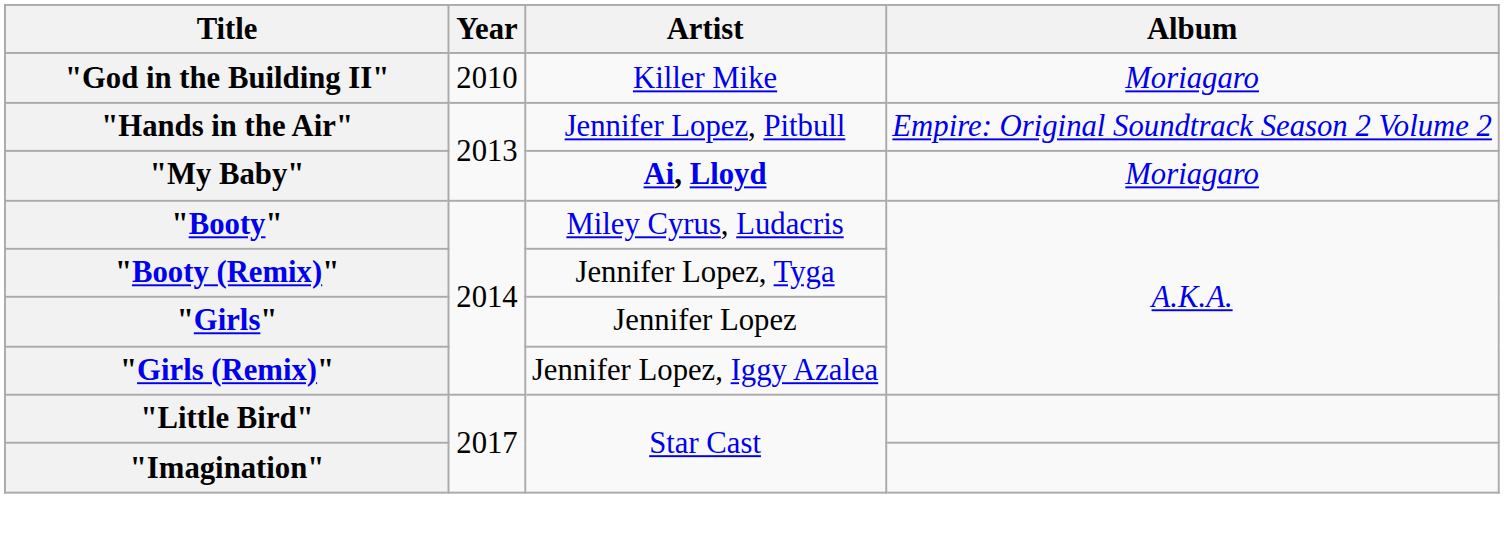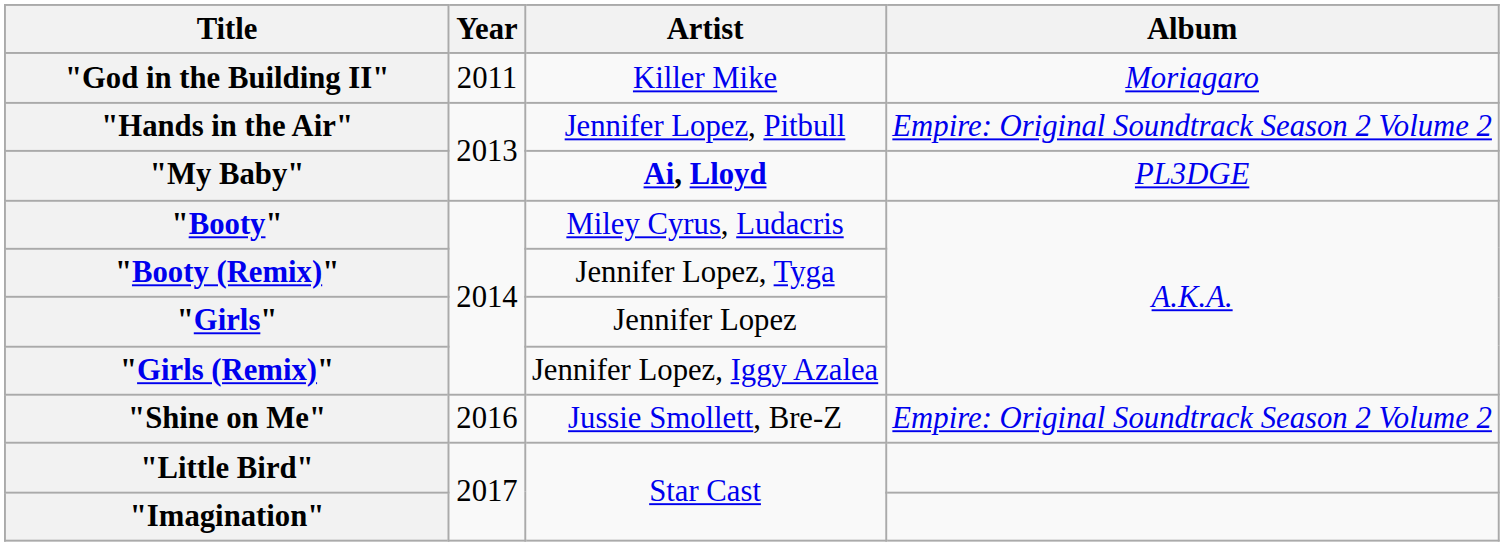(487, 77) 2010 -> (487, 77) 2011
(1192, 175) Moriagaro -> (1192, 175) PL3DGE
+ row: (227, 418)
